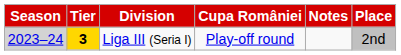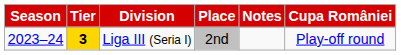columns swapped: (373, 16) <-> (250, 16)
(36, 39) lightgrey background -> (36, 39) no background
